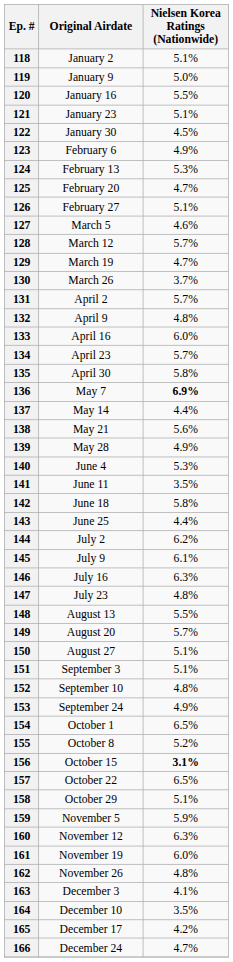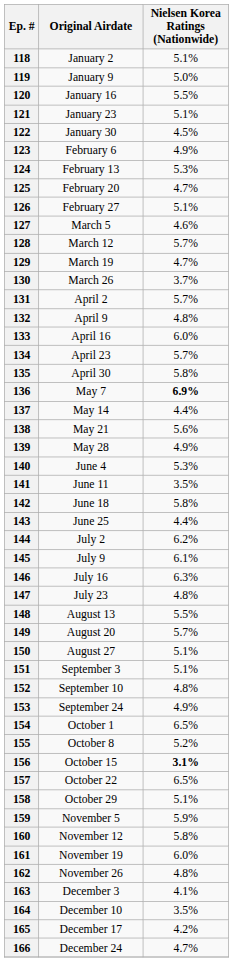(186, 836) 6.3% -> (186, 836) 5.8%
